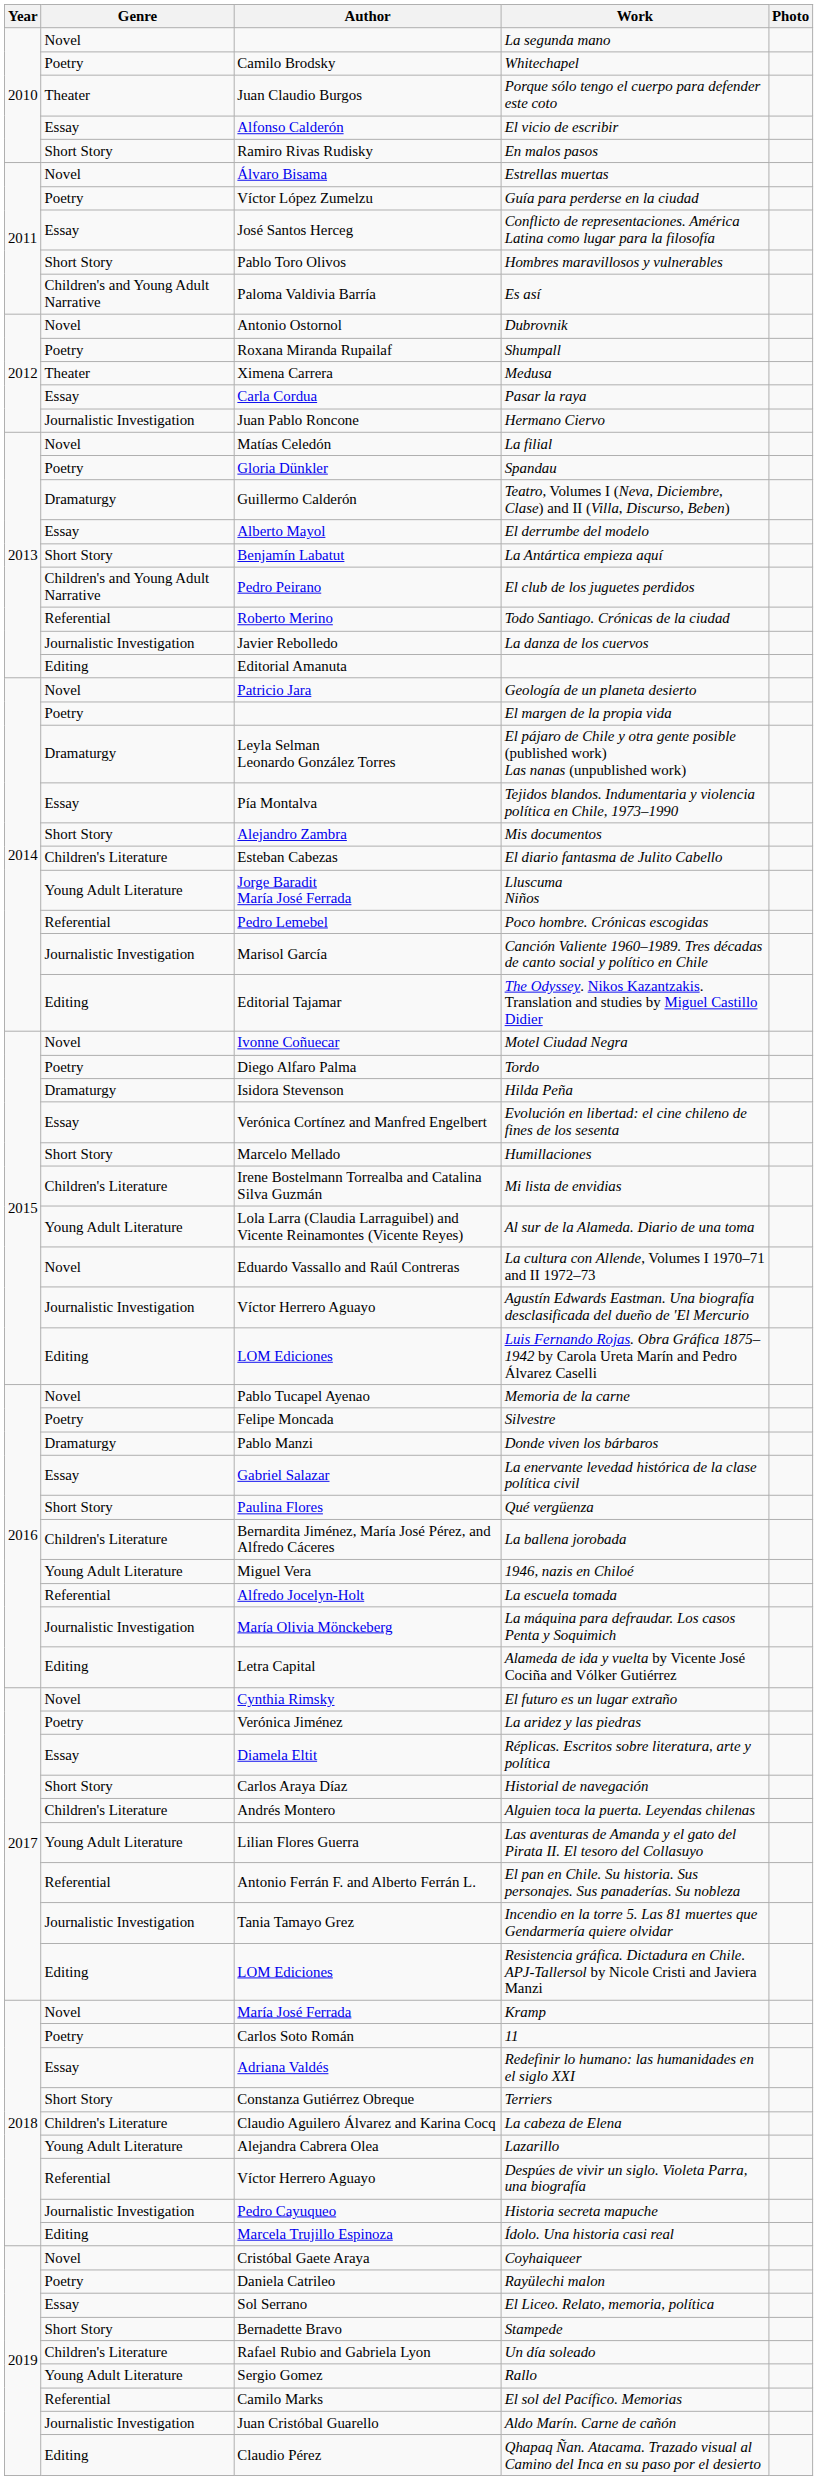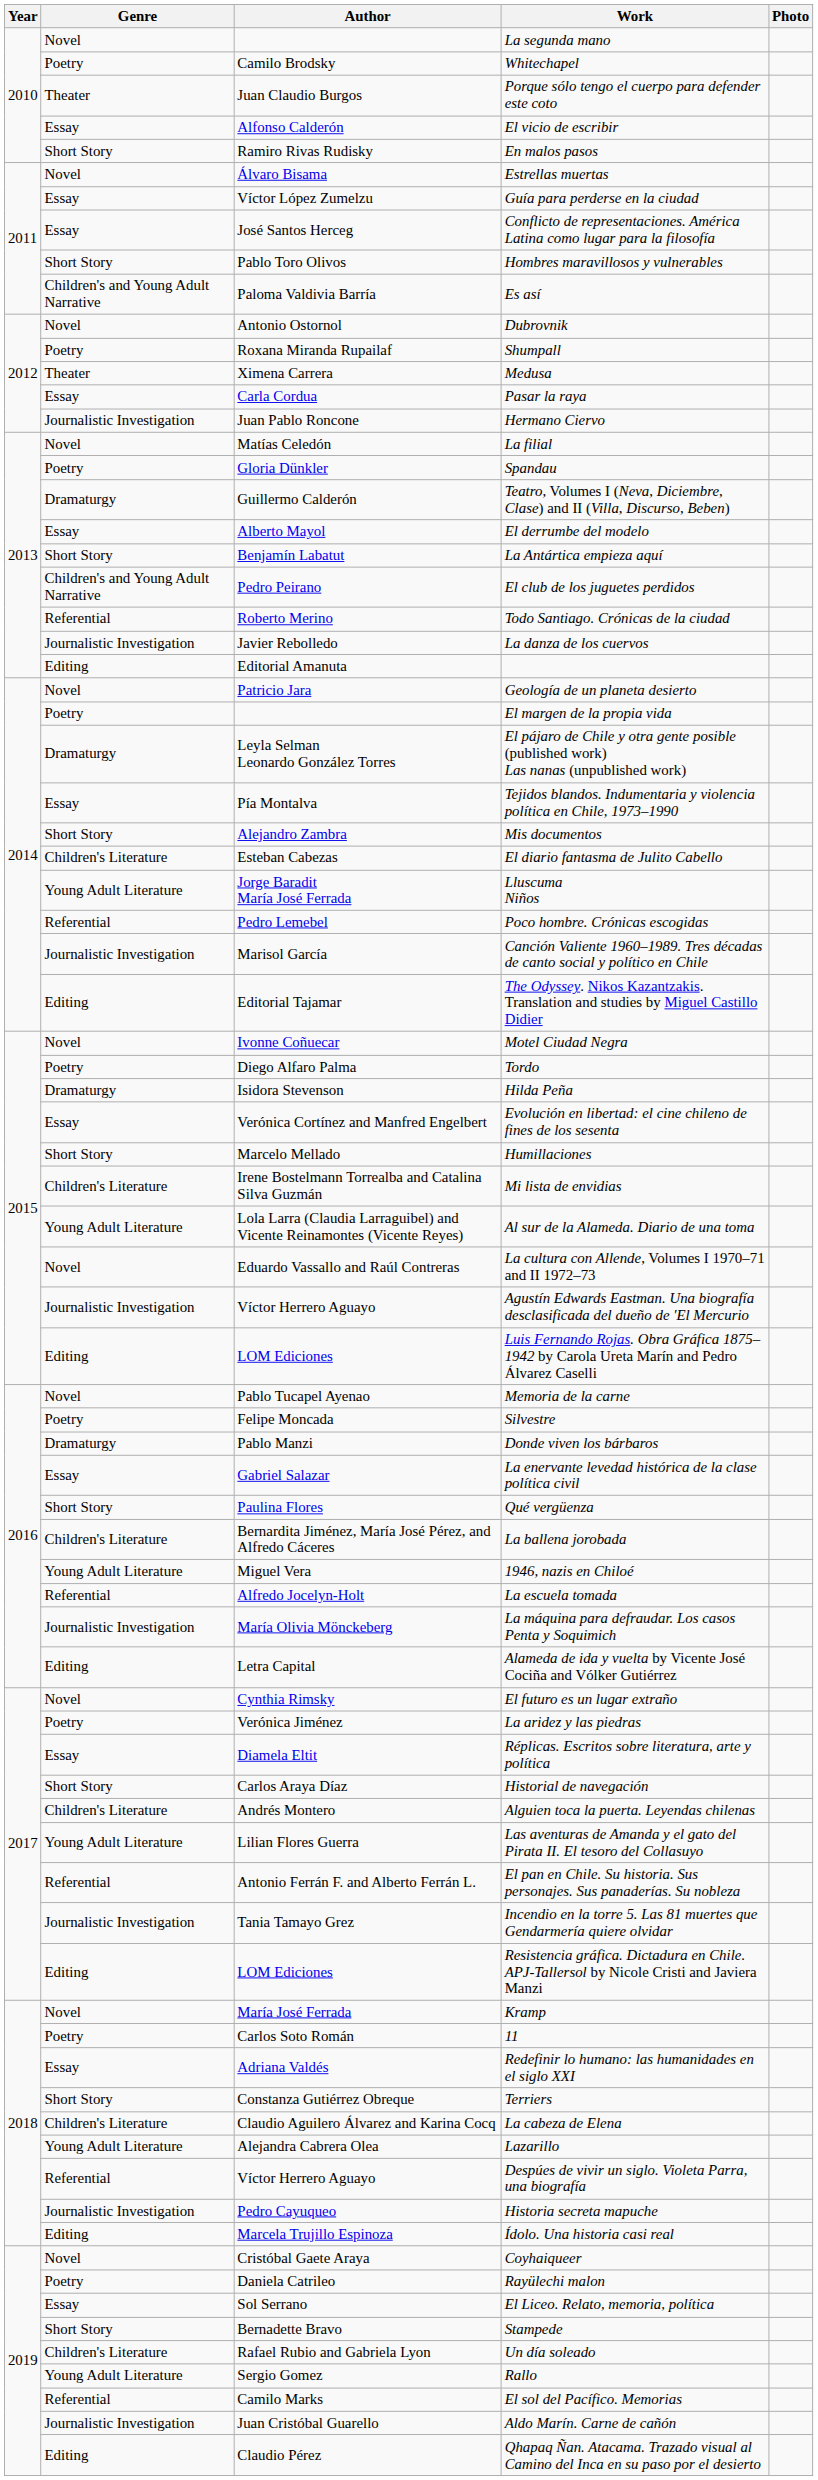(64, 198) Poetry -> (62, 198) Essay
